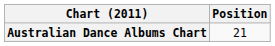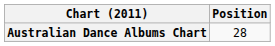(240, 32) 21 -> (240, 32) 28
